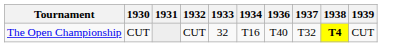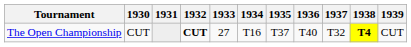+ column: (280, 14)
(194, 32) normal -> (195, 32) bold
(222, 32) 32 -> (224, 32) 27
